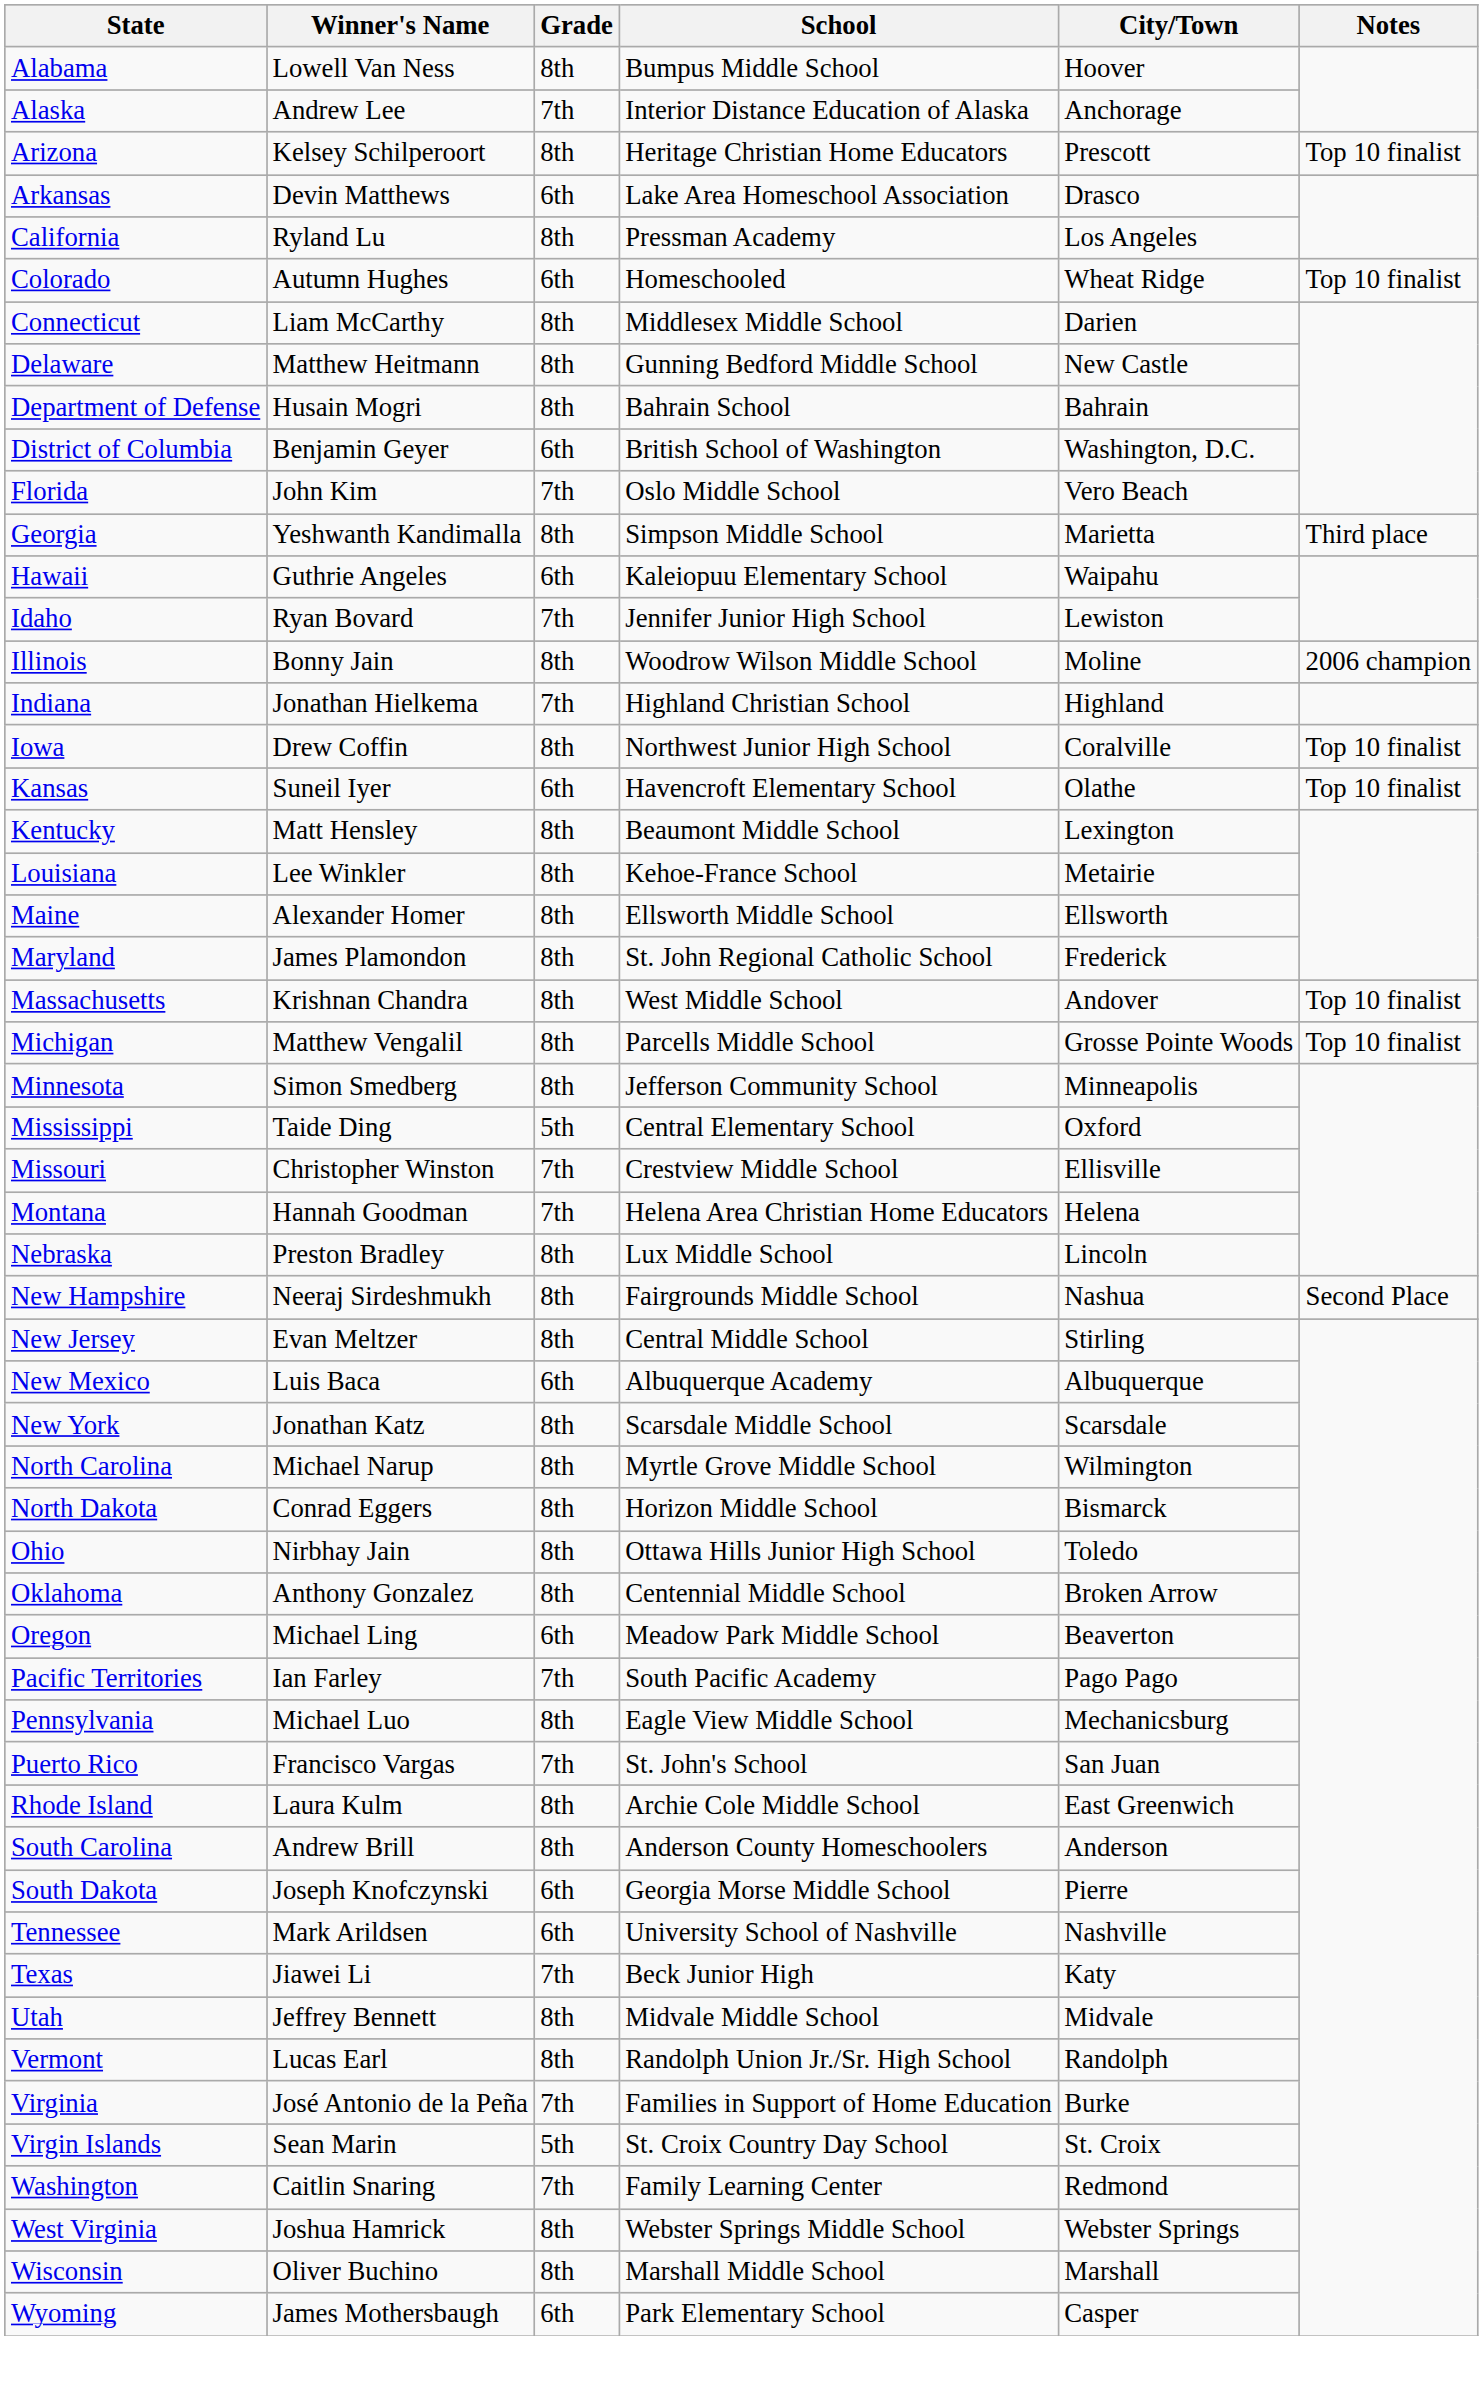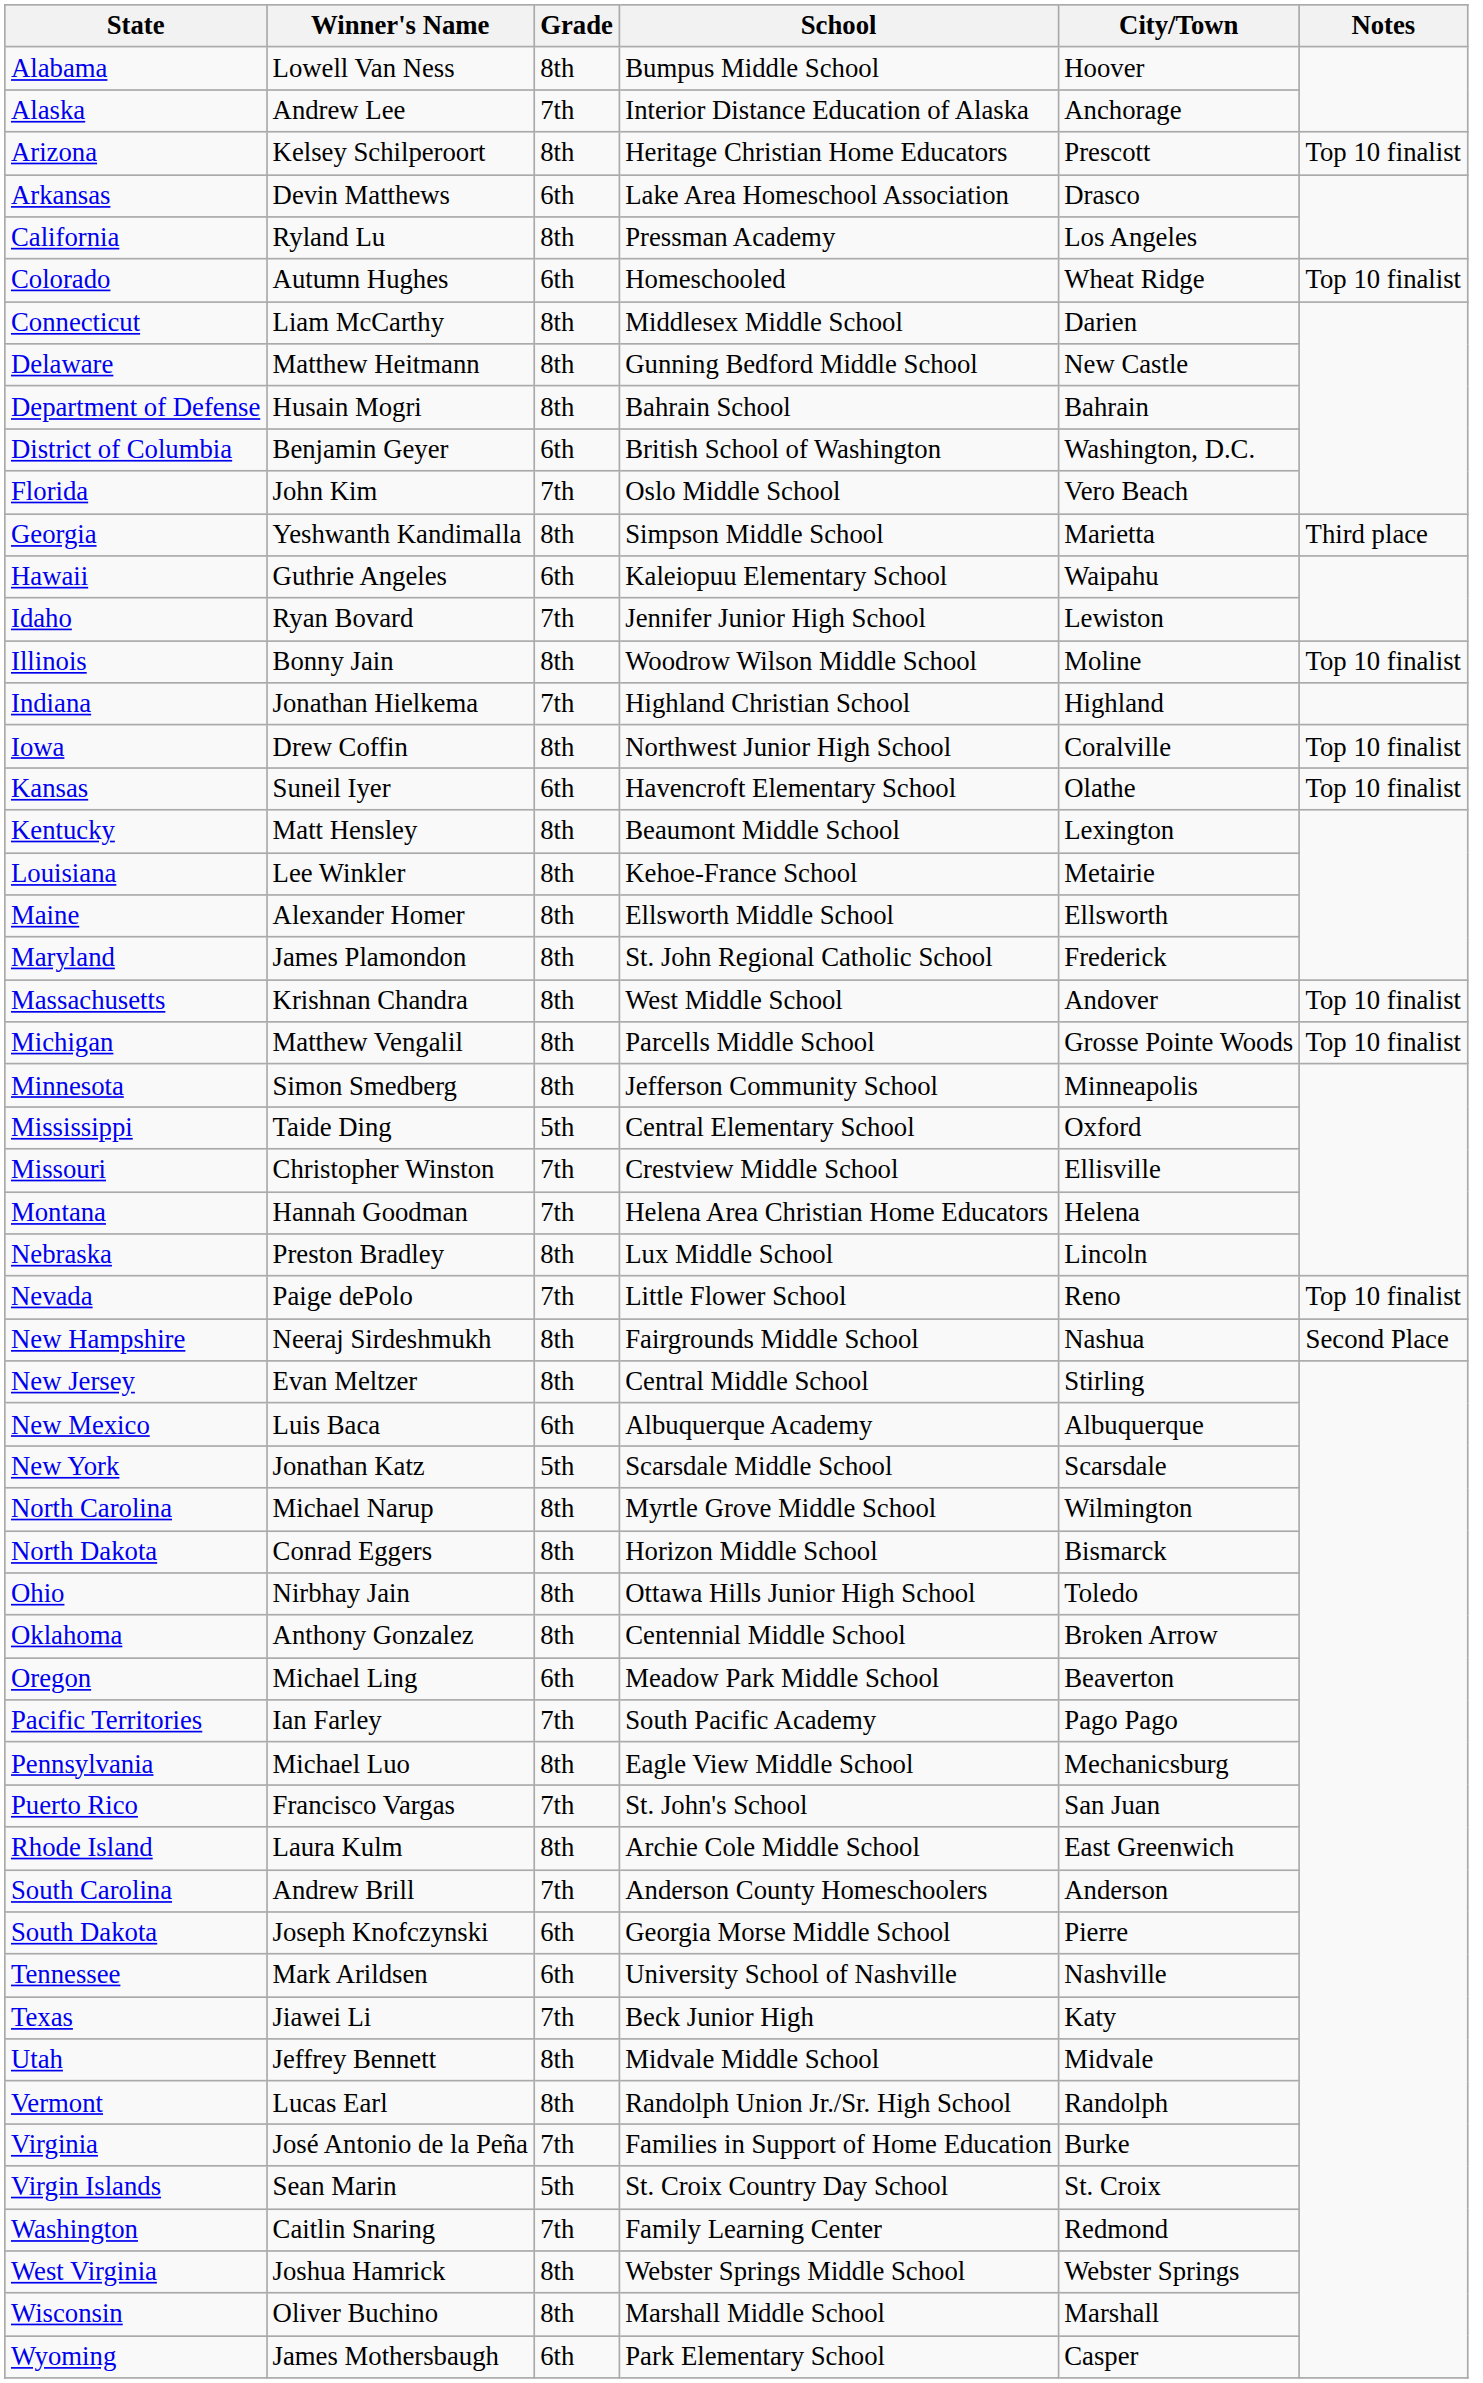(1388, 661) 2006 champion -> (1383, 661) Top 10 finalist
+ row: (52, 1296)
(557, 1424) 8th -> (557, 1466) 5th
(557, 1847) 8th -> (557, 1890) 7th
